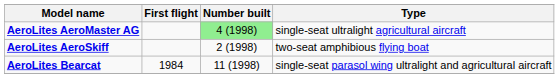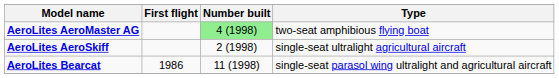(371, 31) single-seat ultralight agricultural aircraft -> (352, 31) two-seat amphibious flying boat
(352, 48) two-seat amphibious flying boat -> (371, 48) single-seat ultralight agricultural aircraft
(171, 65) 1984 -> (171, 65) 1986
